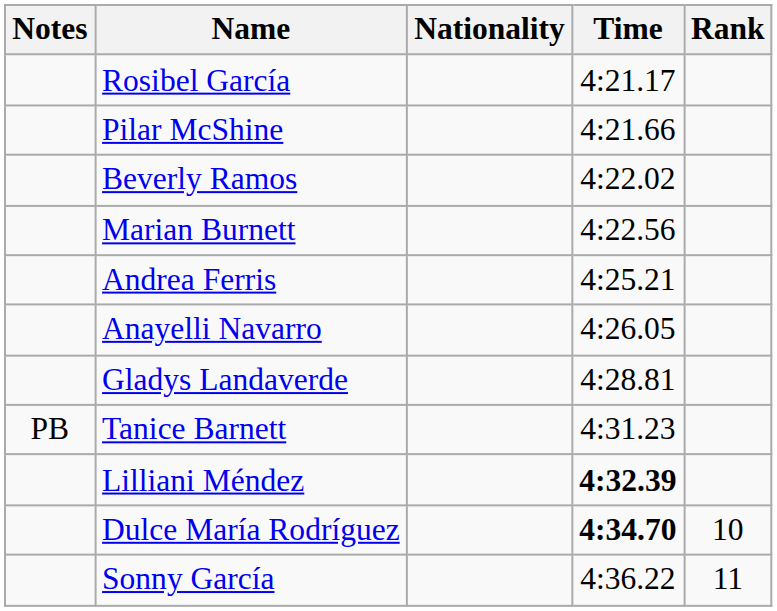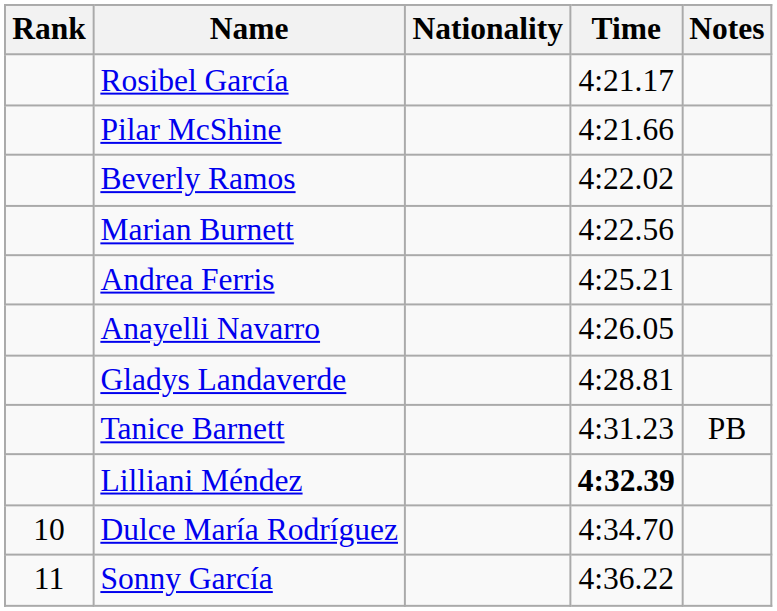columns swapped: (728, 29) <-> (50, 29)
(628, 529) bold -> (626, 529) normal
